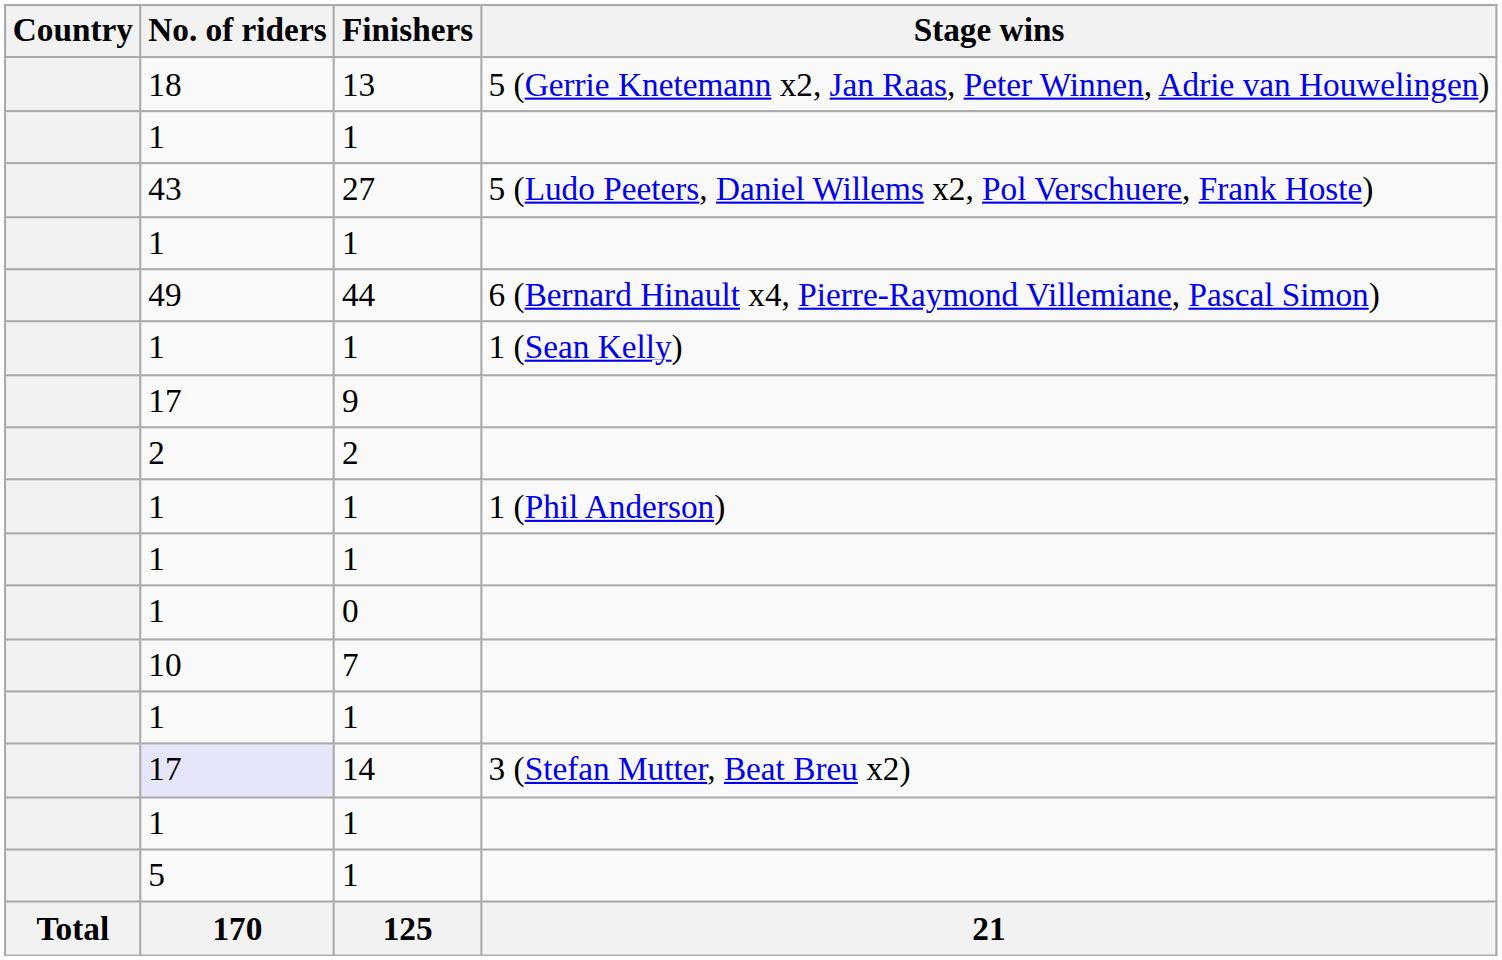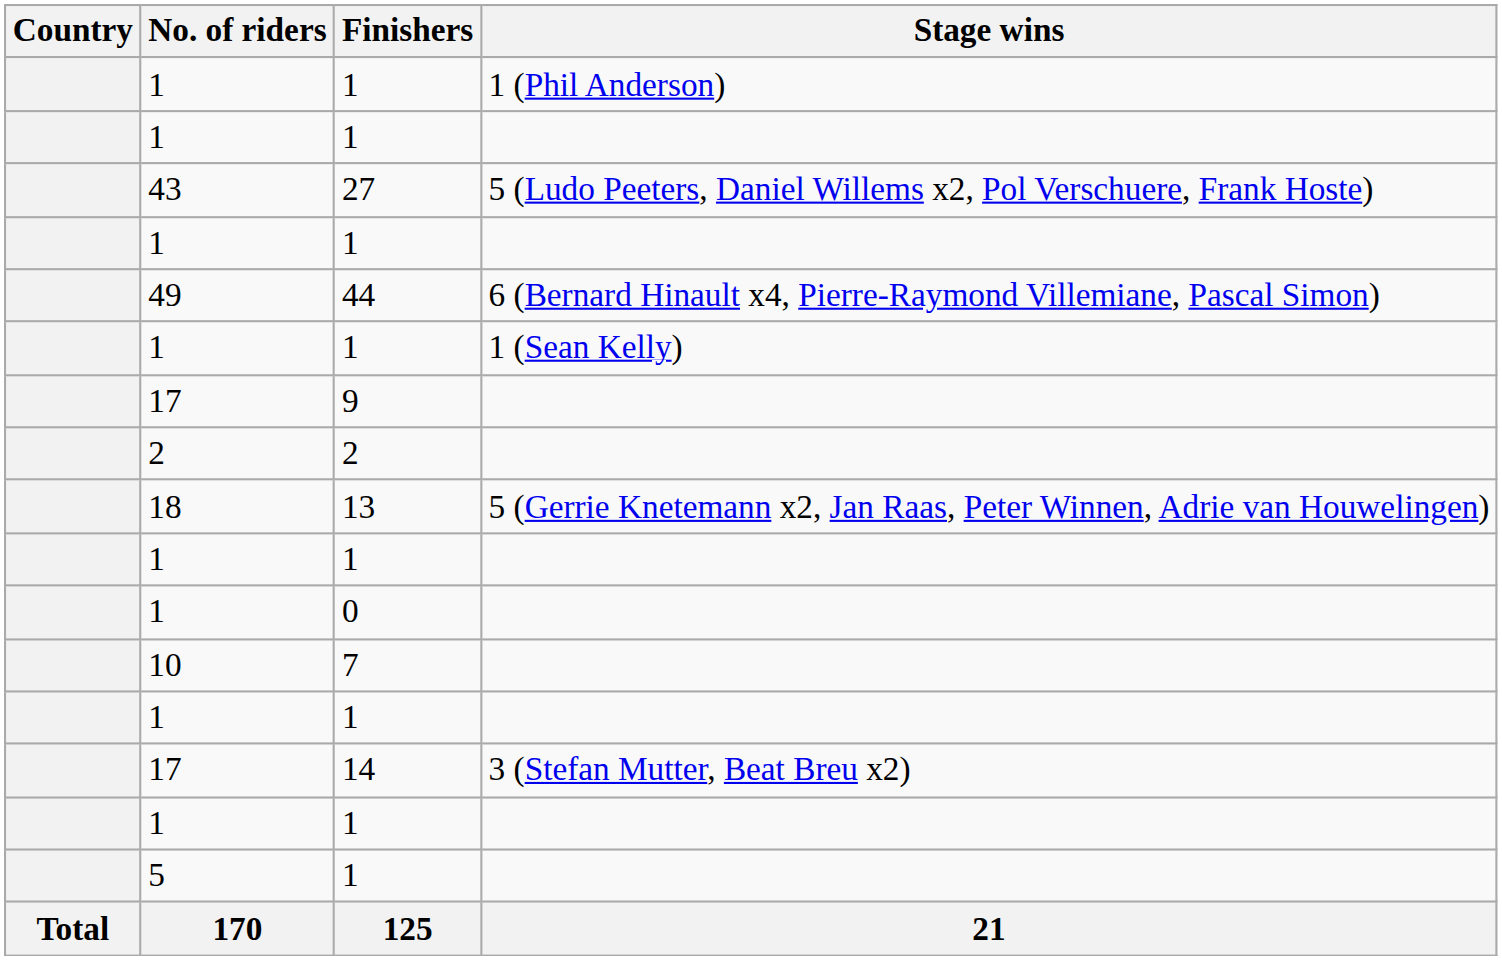rows swapped: (350, 505) <-> (359, 83)
(165, 769) lavender background -> (165, 769) no background
